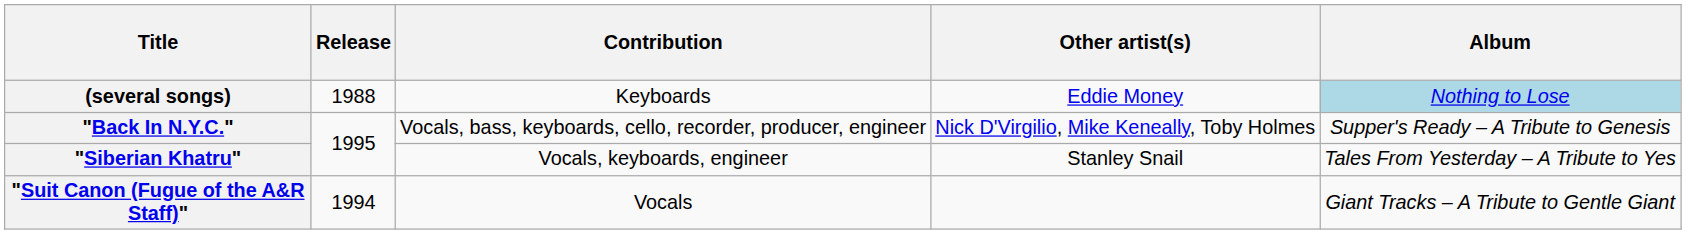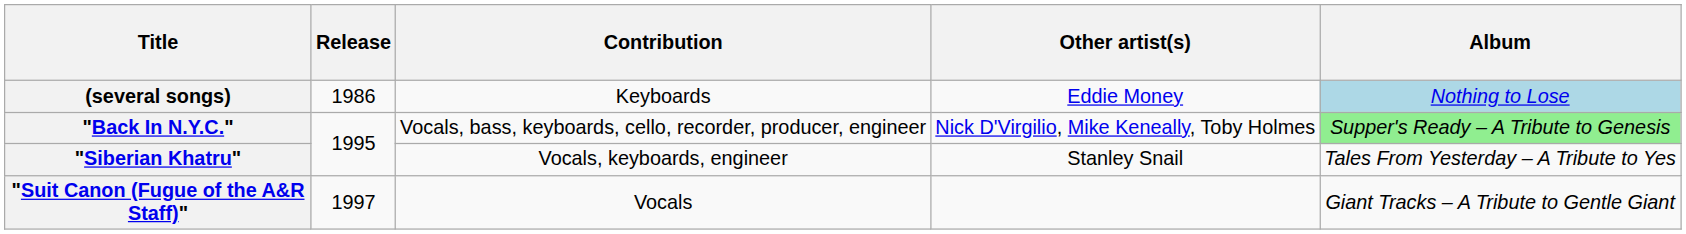(353, 96) 1988 -> (353, 96) 1986
(1500, 127) no background -> (1500, 127) lightgreen background
(353, 201) 1994 -> (353, 201) 1997
